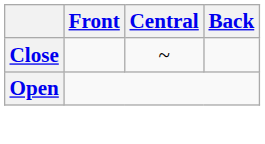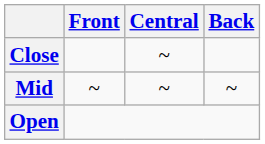+ row: (34, 88)
